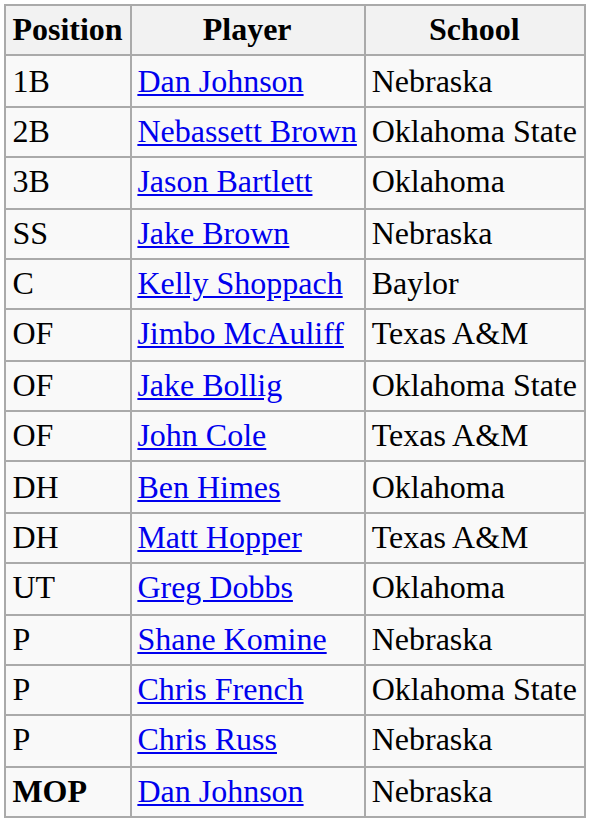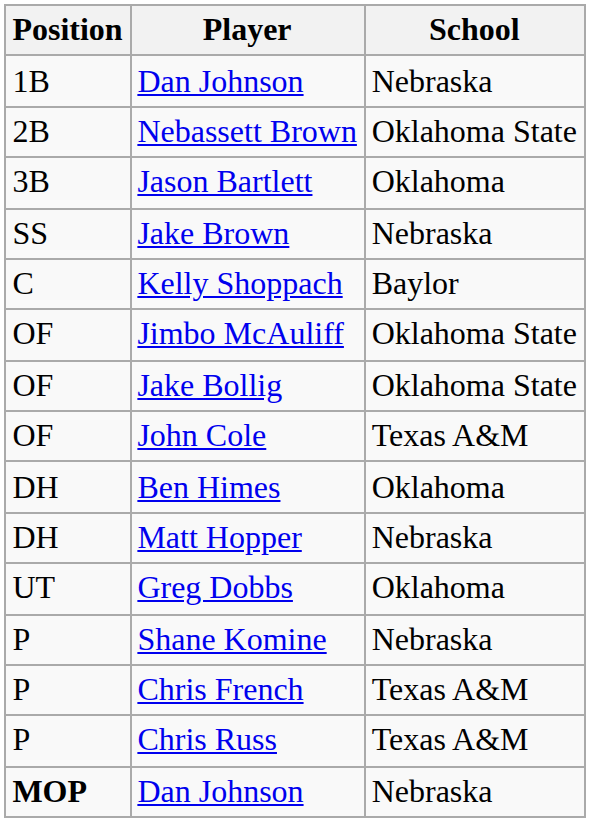(450, 334) Texas A&M -> (474, 334) Oklahoma State
(450, 537) Texas A&M -> (432, 537) Nebraska
(474, 689) Oklahoma State -> (450, 689) Texas A&M
(432, 740) Nebraska -> (450, 740) Texas A&M
